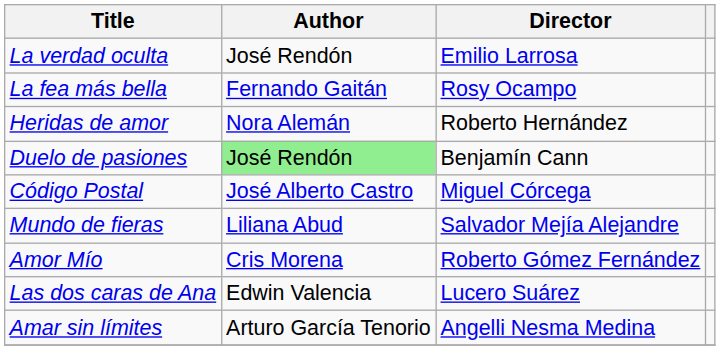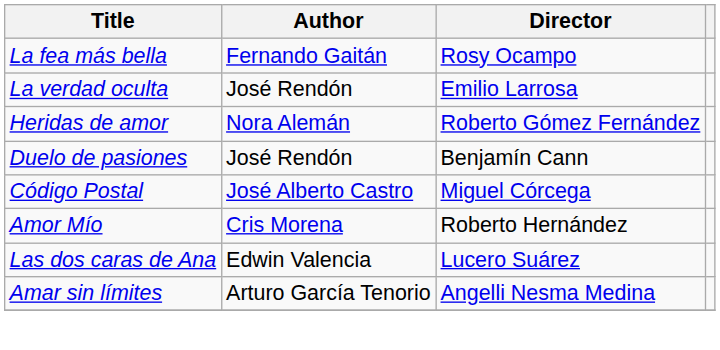rows swapped: (88, 89) <-> (89, 55)
(534, 123) Roberto Hernández -> (570, 123) Roberto Gómez Fernández
(289, 157) lightgreen background -> (289, 157) no background
- row: (86, 225)
(570, 259) Roberto Gómez Fernández -> (534, 225) Roberto Hernández
